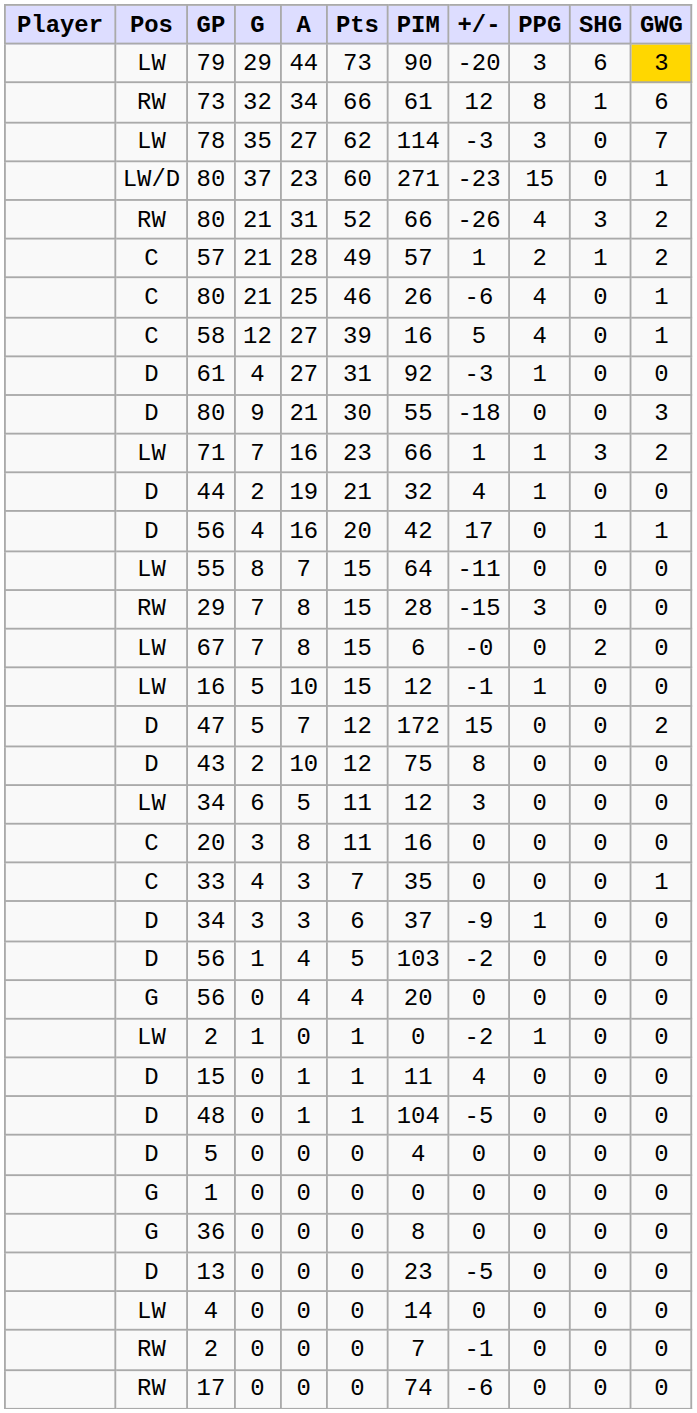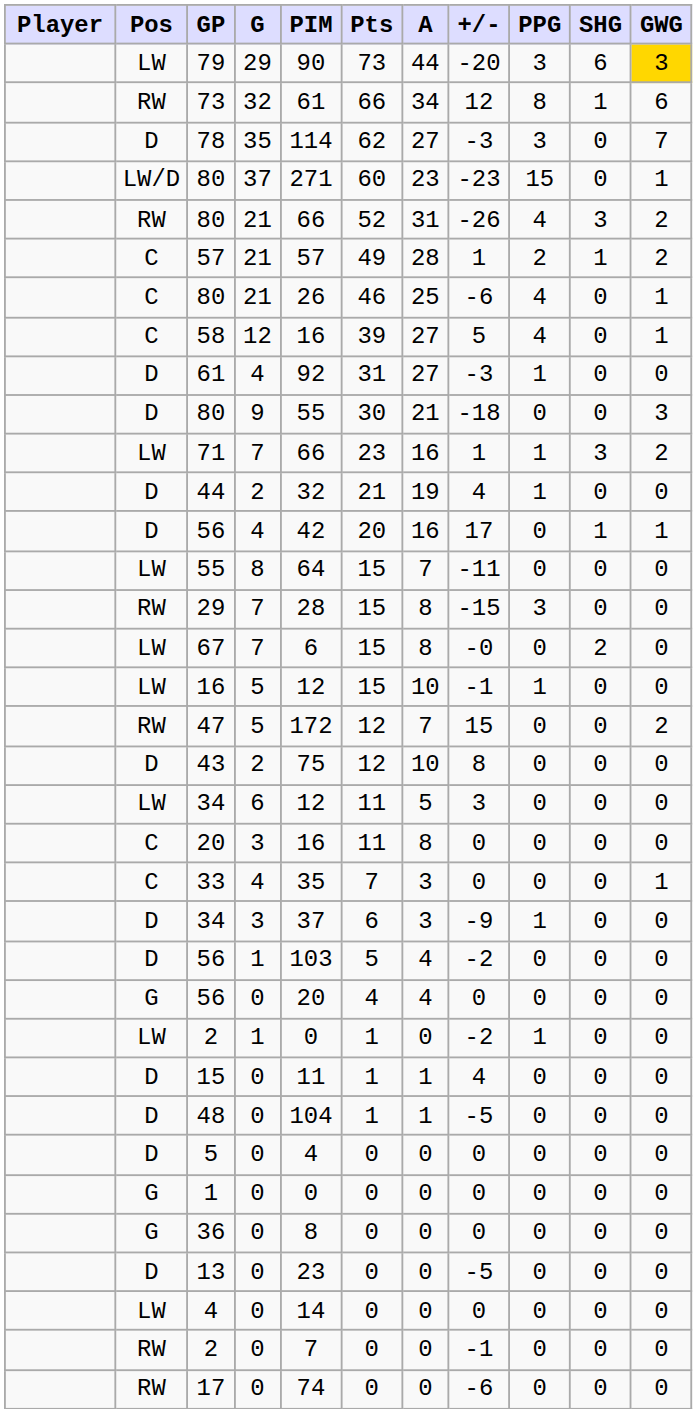columns swapped: (304, 24) <-> (418, 24)
(151, 141) LW -> (151, 141) D
(151, 726) D -> (151, 726) RW
